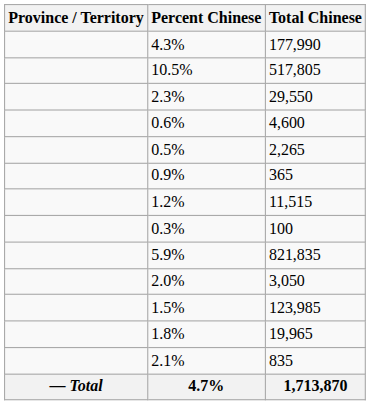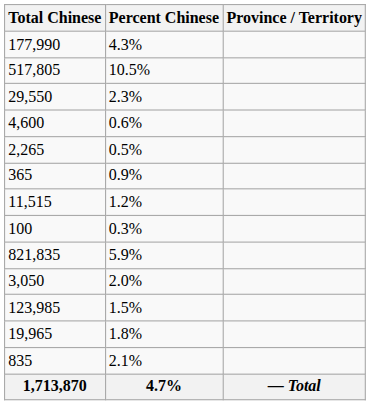columns swapped: (76, 18) <-> (315, 18)
